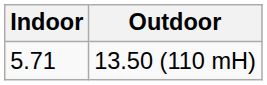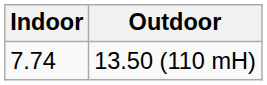(33, 60) 5.71 -> (33, 60) 7.74
